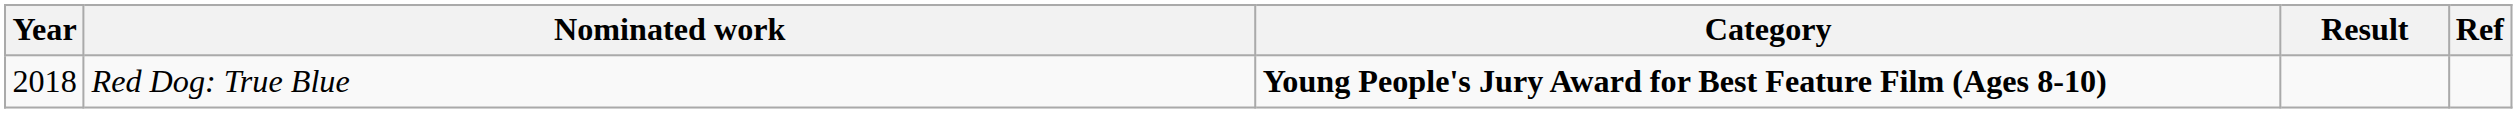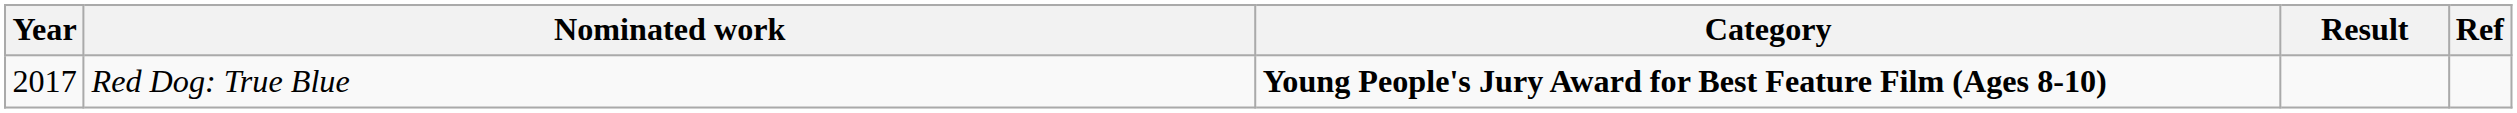(45, 81) 2018 -> (45, 81) 2017
